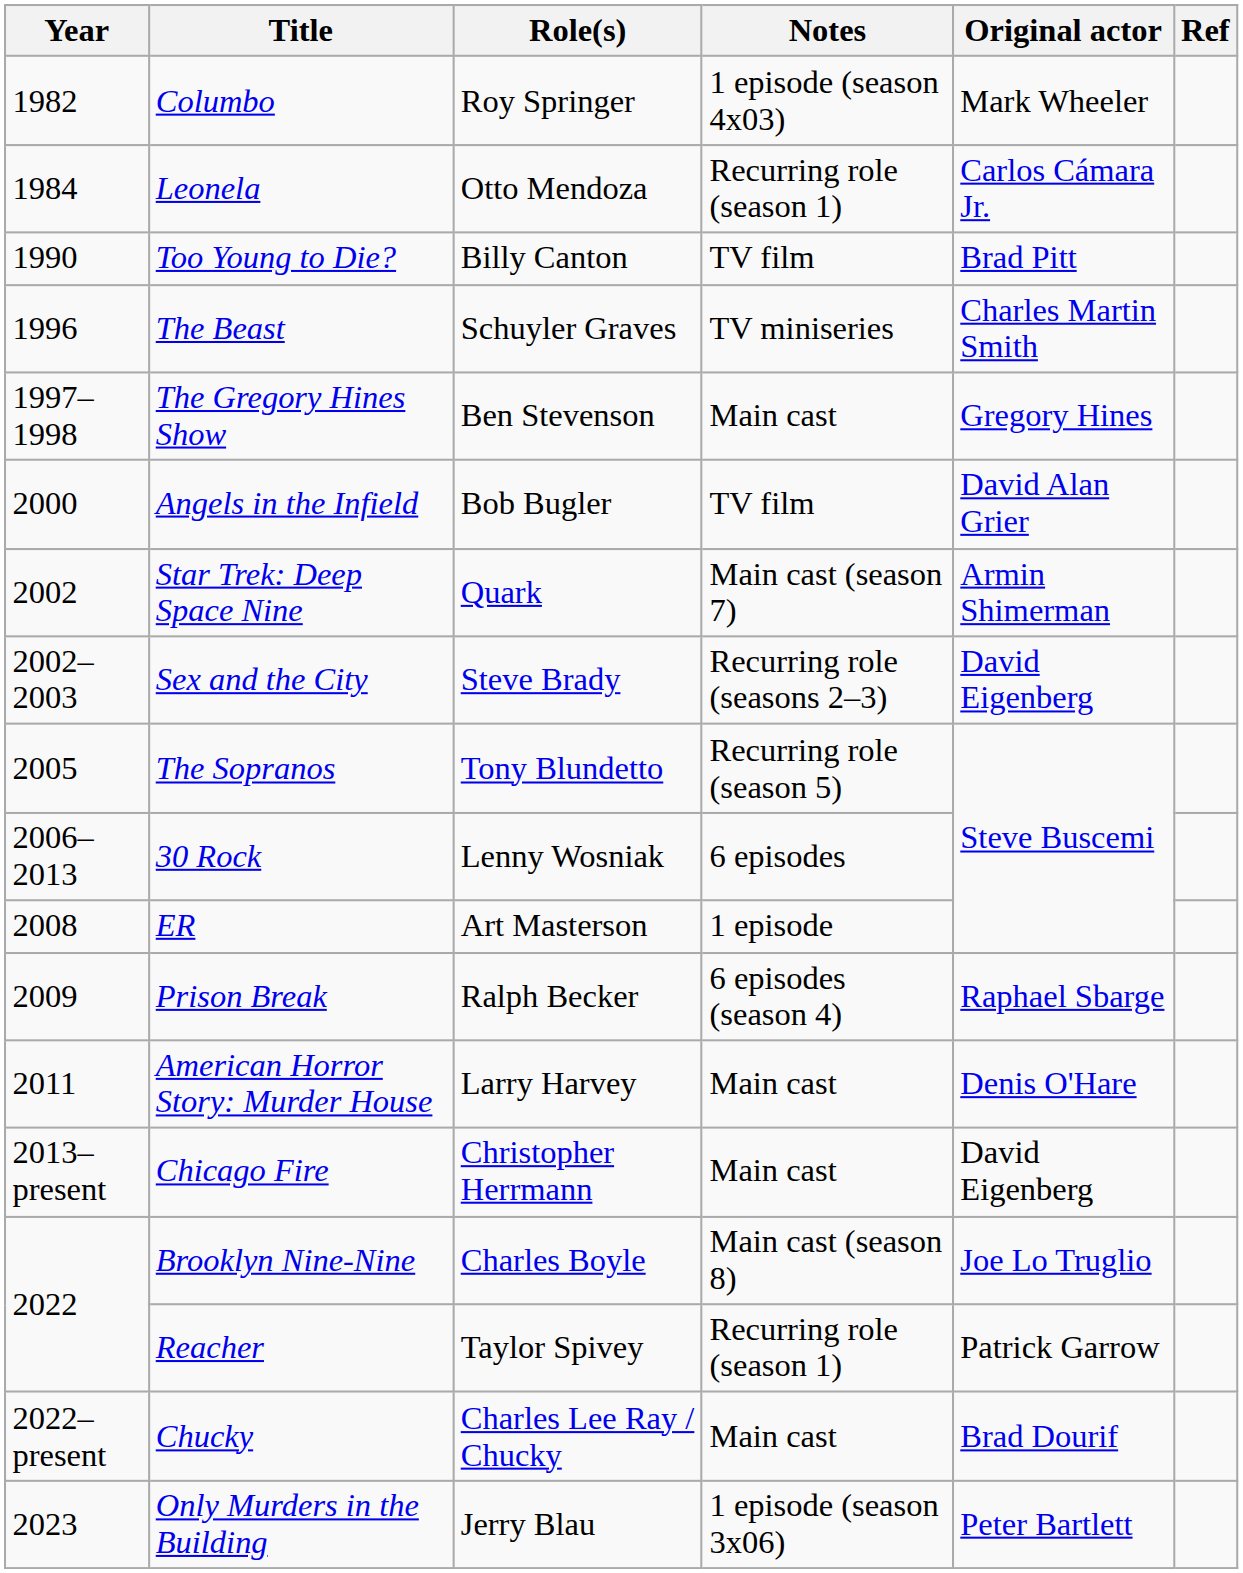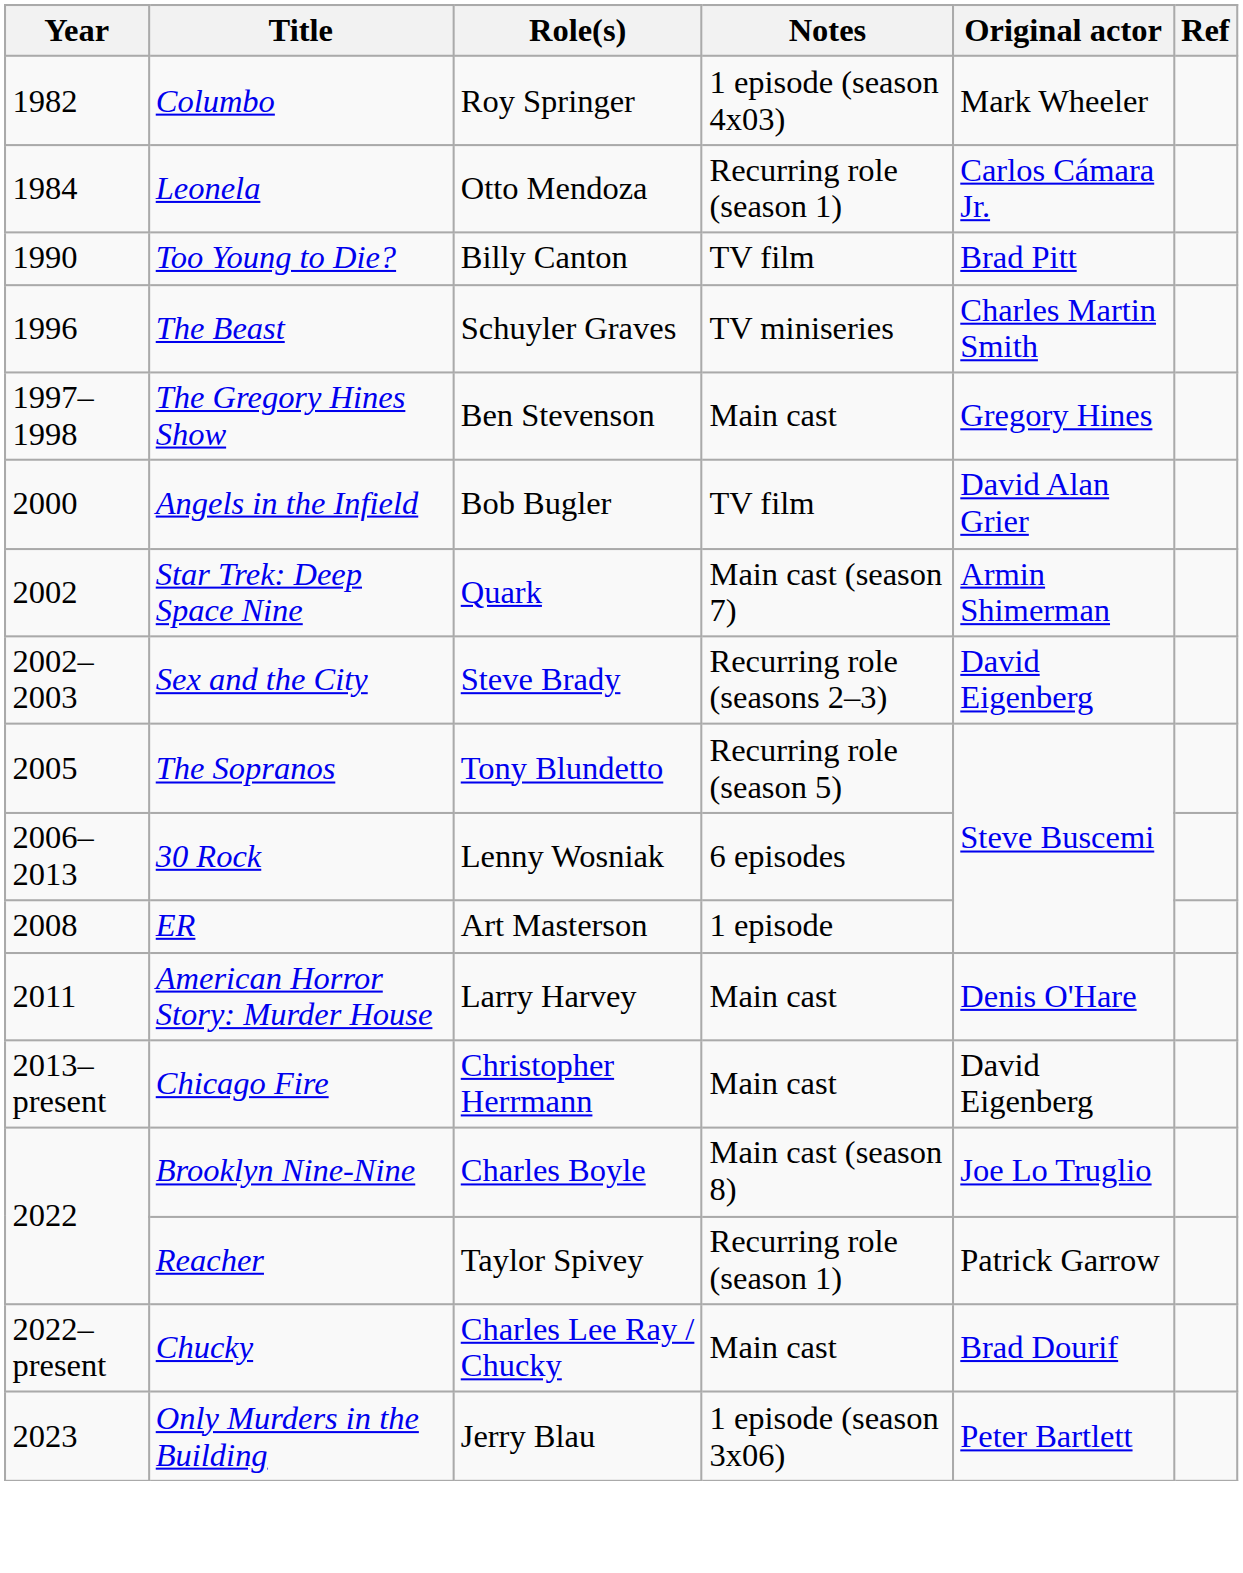- row: (241, 995)
